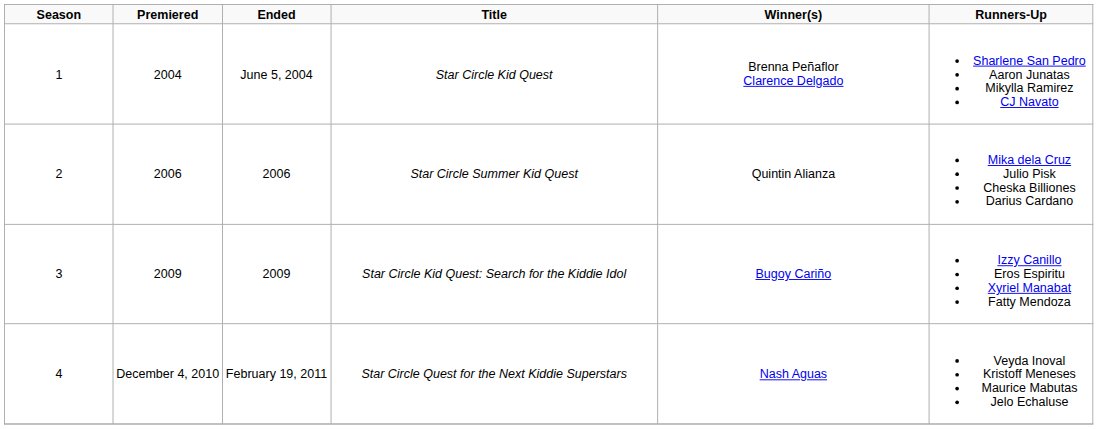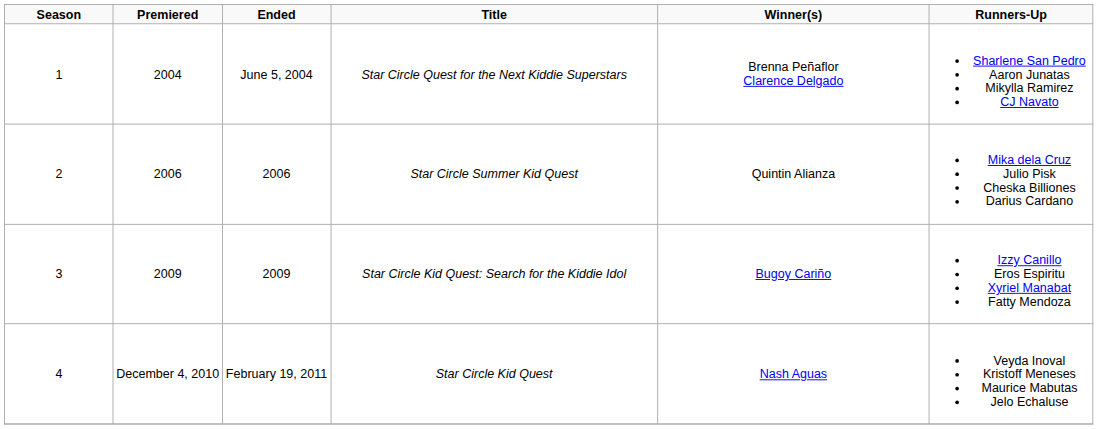(494, 74) Star Circle Kid Quest -> (494, 74) Star Circle Quest for the Next Kiddie Superstars
(494, 374) Star Circle Quest for the Next Kiddie Superstars -> (494, 374) Star Circle Kid Quest
